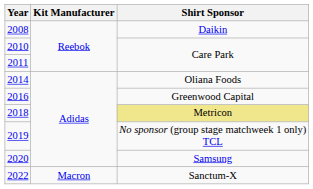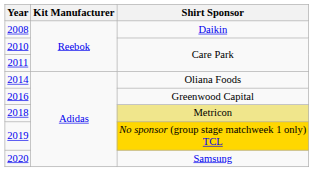(213, 136) no background -> (213, 136) gold background
- row: (18, 175)
